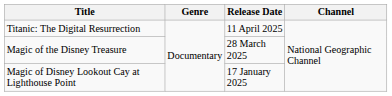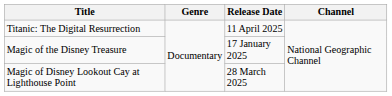(246, 50) 28 March 2025 -> (249, 50) 17 January 2025
(249, 77) 17 January 2025 -> (246, 77) 28 March 2025
